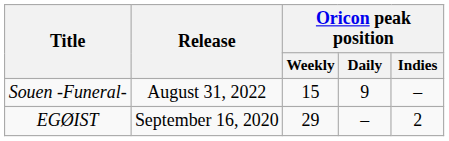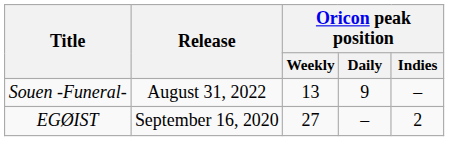(311, 92) 15 -> (311, 92) 13
(311, 120) 29 -> (311, 120) 27
